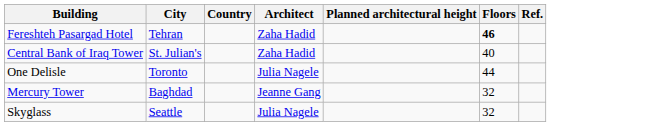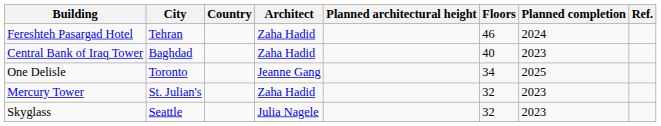+ column: (574, 14)
(489, 33) bold -> (489, 33) normal
(175, 53) St. Julian's -> (171, 53) Baghdad
(288, 72) Julia Nagele -> (289, 72) Jeanne Gang
(489, 72) 44 -> (489, 72) 34
(171, 92) Baghdad -> (175, 92) St. Julian's
(289, 92) Jeanne Gang -> (286, 92) Zaha Hadid
